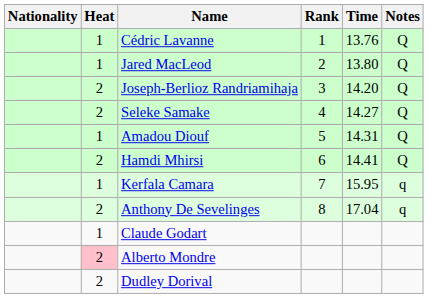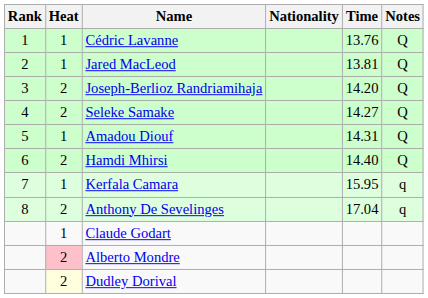columns swapped: (322, 16) <-> (43, 16)
(362, 64) 13.80 -> (362, 64) 13.81
(362, 161) 14.41 -> (362, 161) 14.40
(99, 281) no background -> (64, 281) lightyellow background
